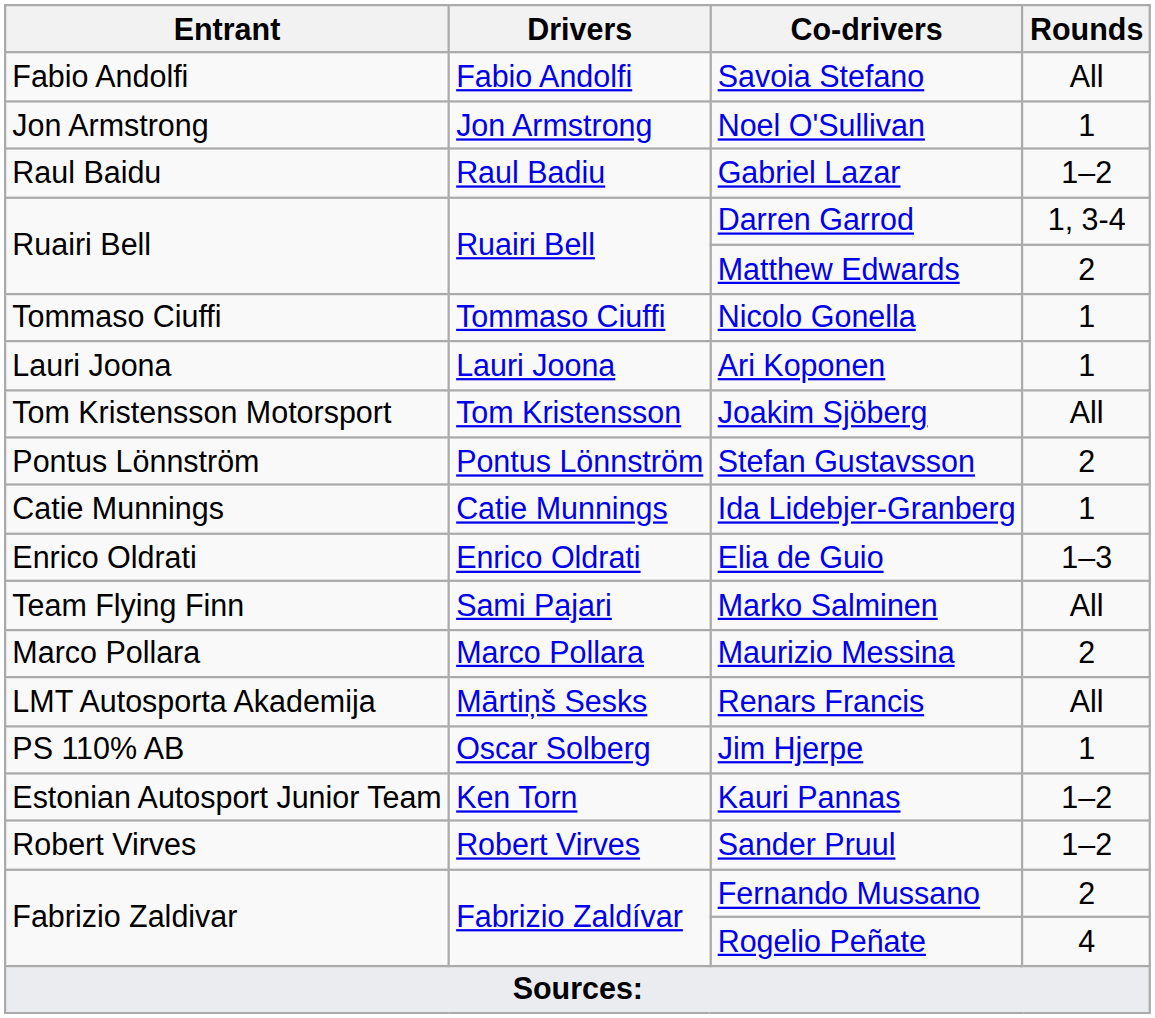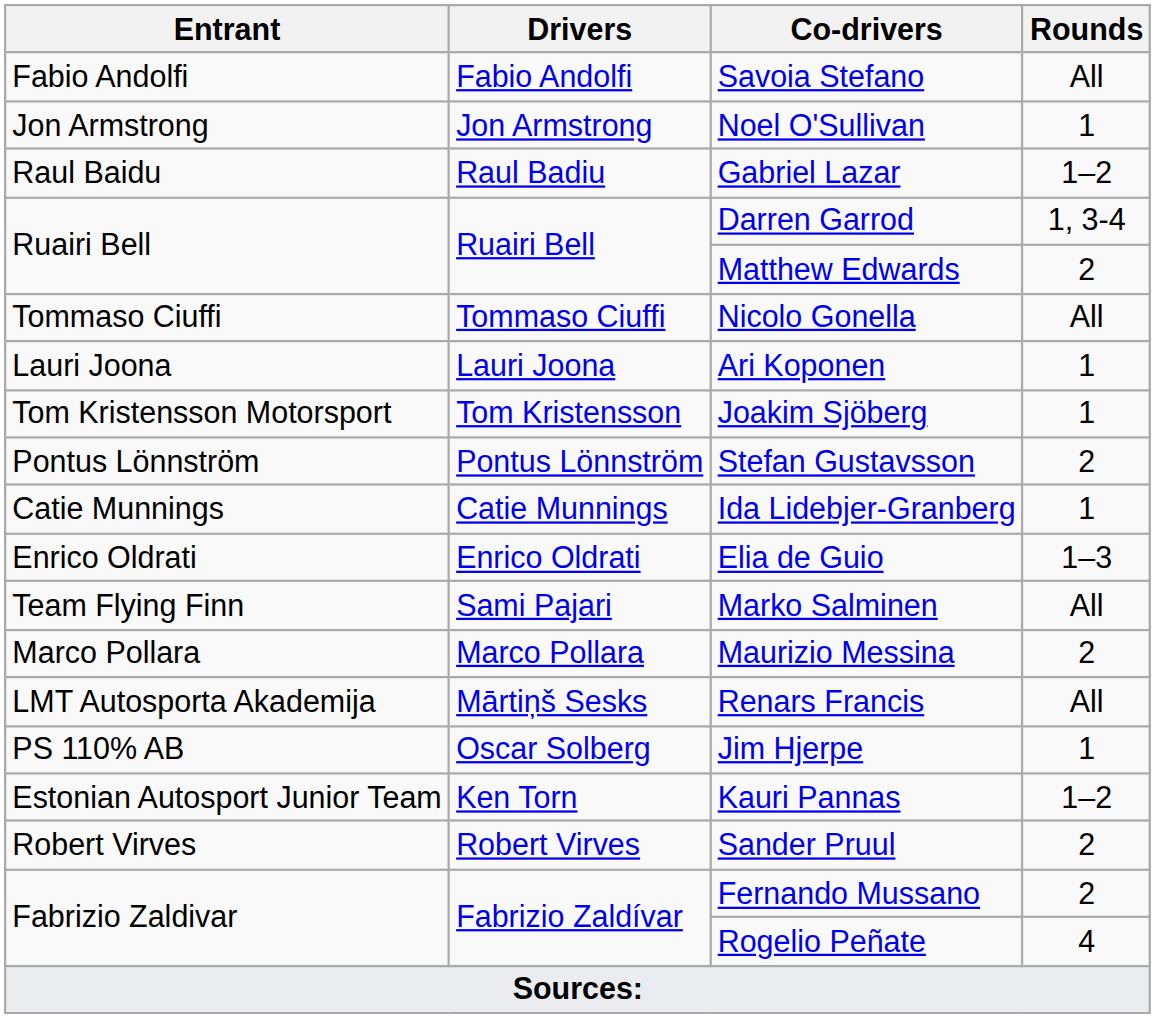(1087, 317) 1 -> (1087, 317) All
(1087, 413) All -> (1087, 413) 1
(1087, 845) 1–2 -> (1087, 845) 2
